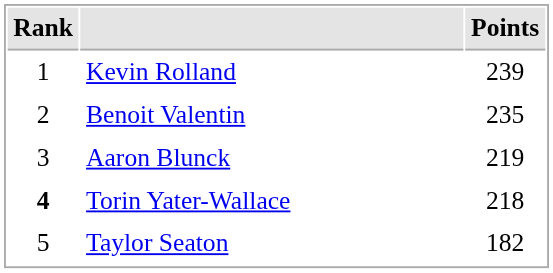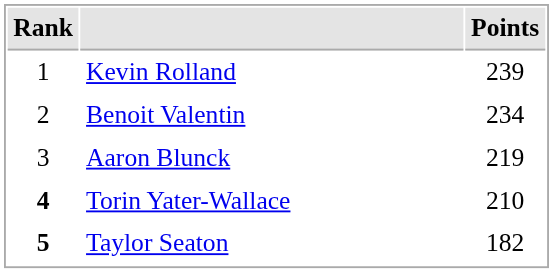(505, 115) 235 -> (505, 115) 234
(505, 200) 218 -> (505, 200) 210
(43, 243) normal -> (43, 243) bold
